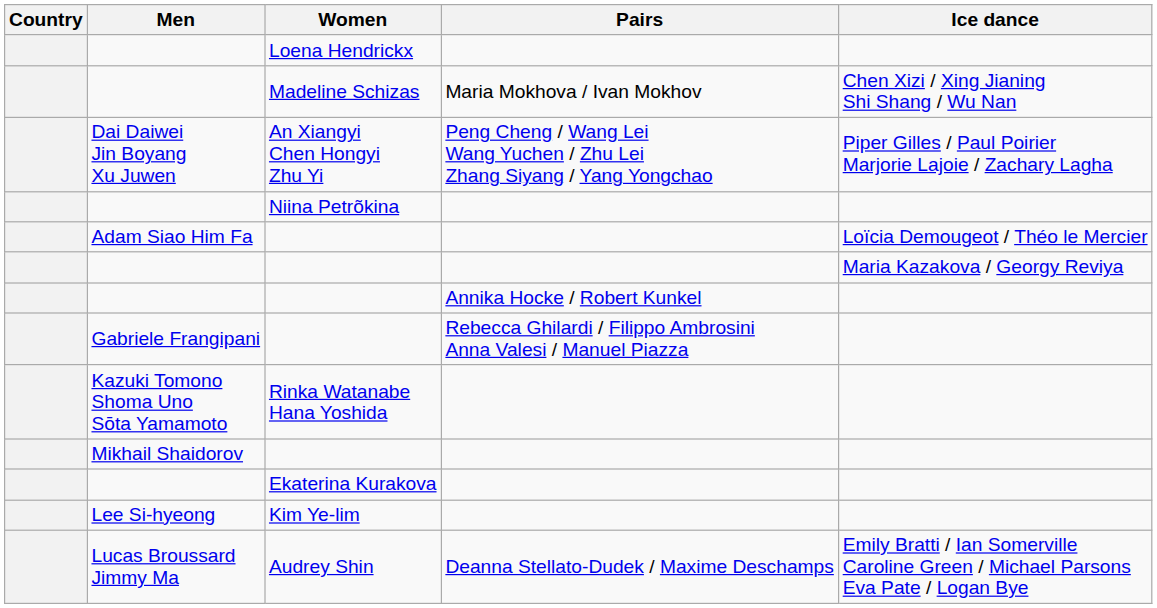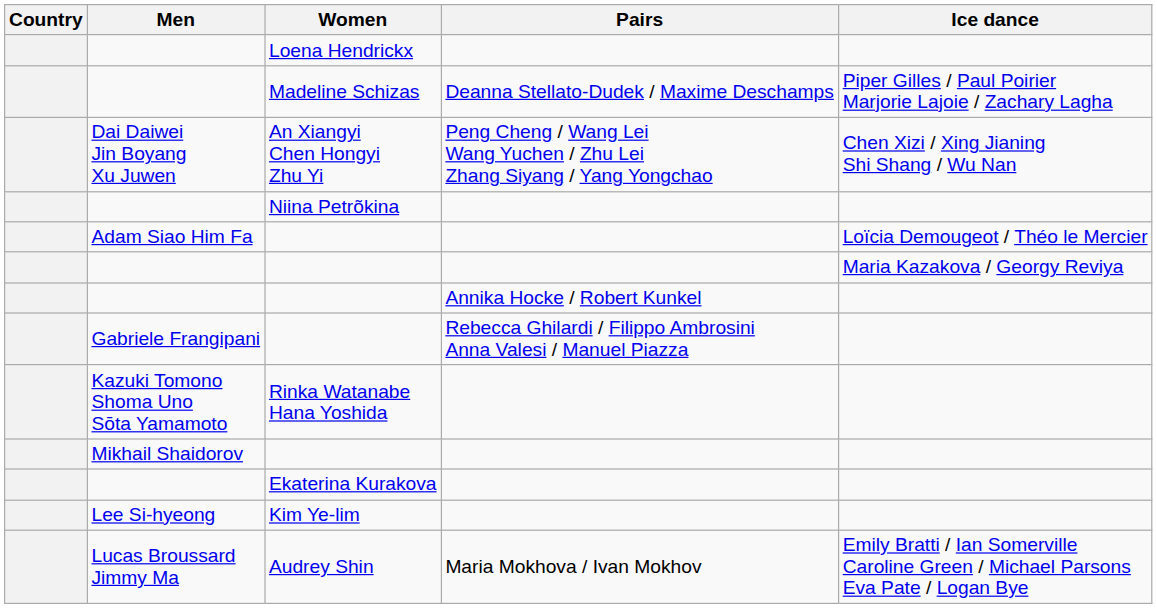(573, 91) Maria Mokhova / Ivan Mokhov -> (640, 91) Deanna Stellato-Dudek / Maxime Deschamps
(944, 91) Chen Xizi / Xing Jianing Shi Shang / Wu Nan -> (978, 91) Piper Gilles / Paul Poirier Marjorie Lajoie / Zachary Lagha
(978, 154) Piper Gilles / Paul Poirier Marjorie Lajoie / Zachary Lagha -> (944, 154) Chen Xizi / Xing Jianing Shi Shang / Wu Nan
(640, 566) Deanna Stellato-Dudek / Maxime Deschamps -> (573, 566) Maria Mokhova / Ivan Mokhov
